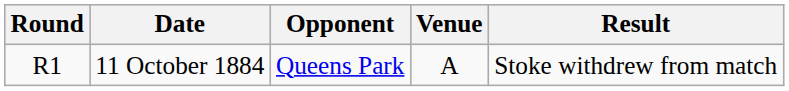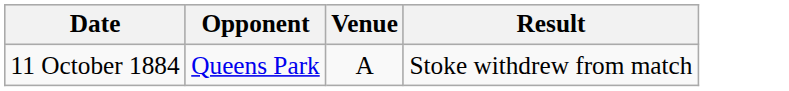- column: (47, 24)
